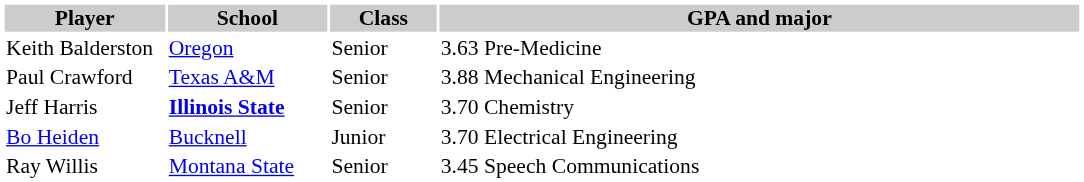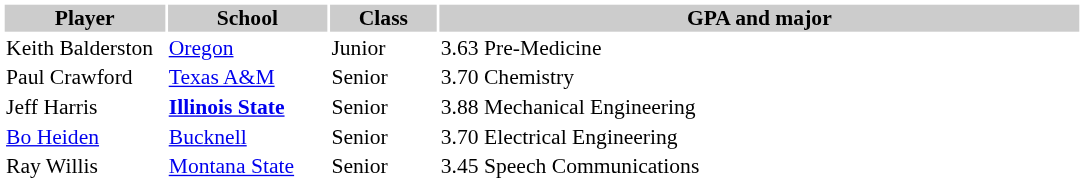(360, 47) Senior -> (358, 47) Junior
(568, 77) 3.88 Mechanical Engineering -> (507, 77) 3.70 Chemistry
(507, 107) 3.70 Chemistry -> (568, 107) 3.88 Mechanical Engineering
(358, 136) Junior -> (360, 136) Senior
